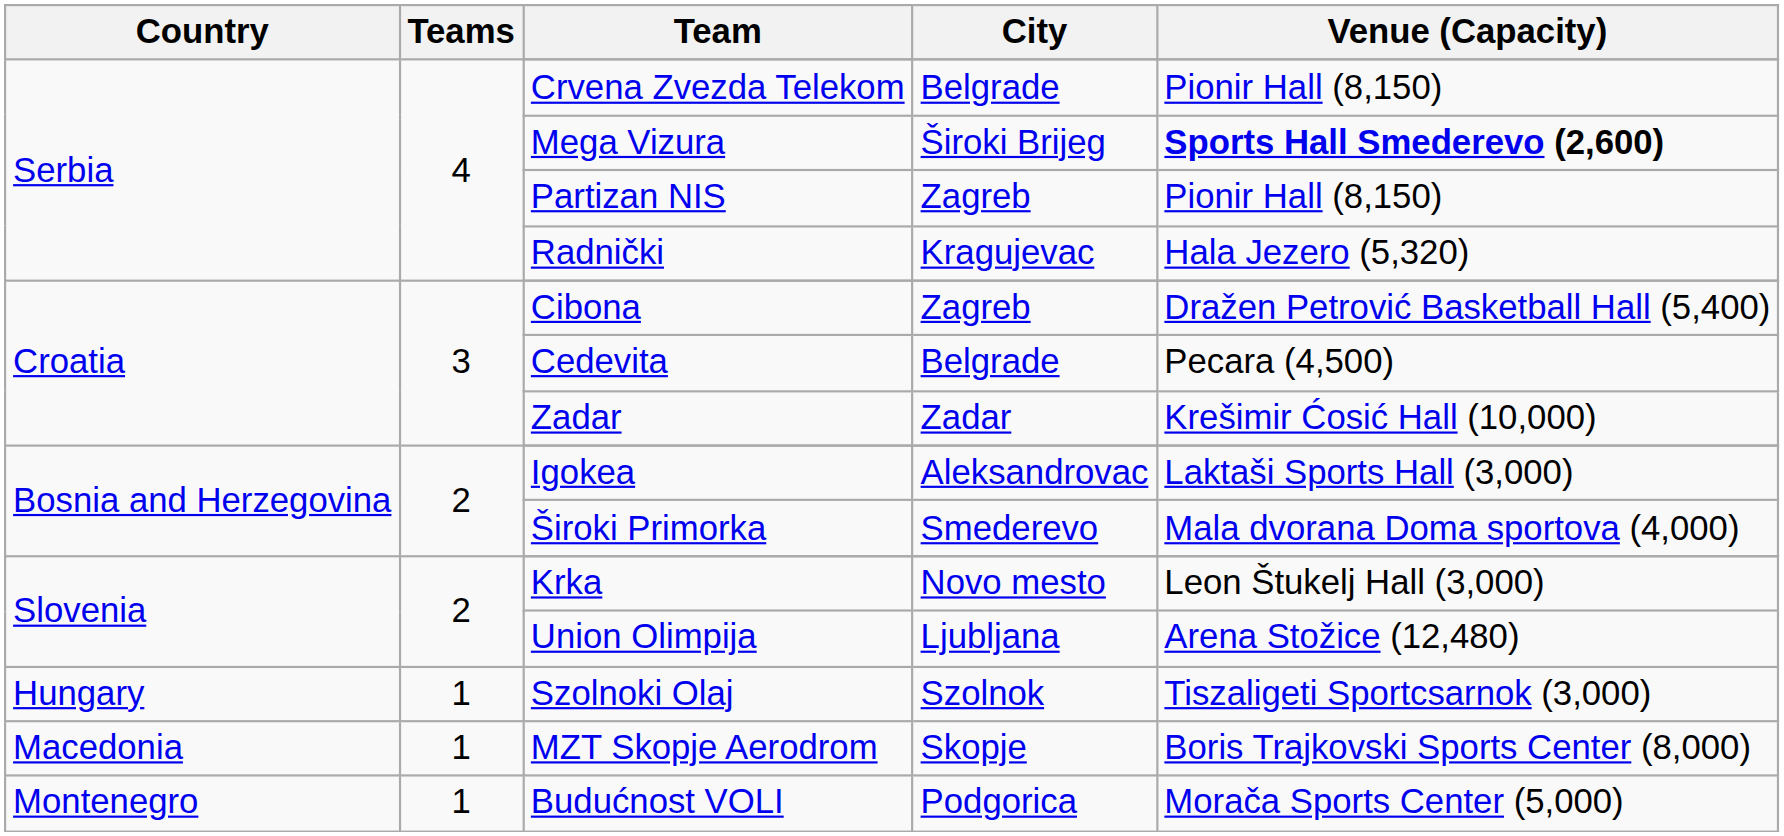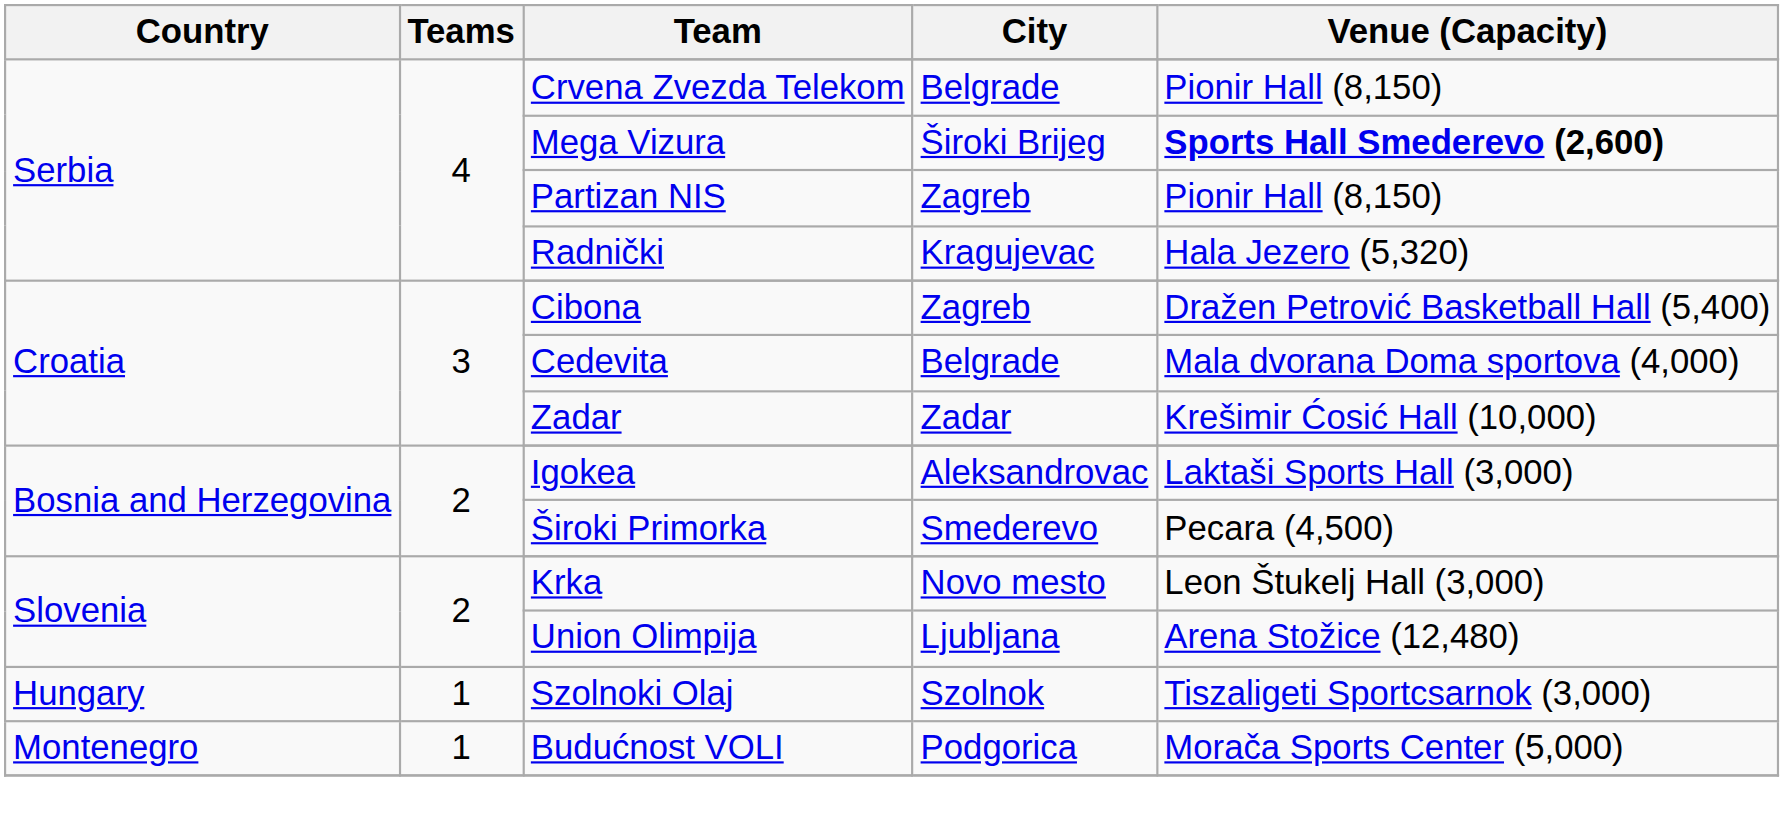(1279, 362) Pecara (4,500) -> (1452, 362) Mala dvorana Doma sportova (4,000)
(1452, 527) Mala dvorana Doma sportova (4,000) -> (1279, 527) Pecara (4,500)
- row: (98, 747)
